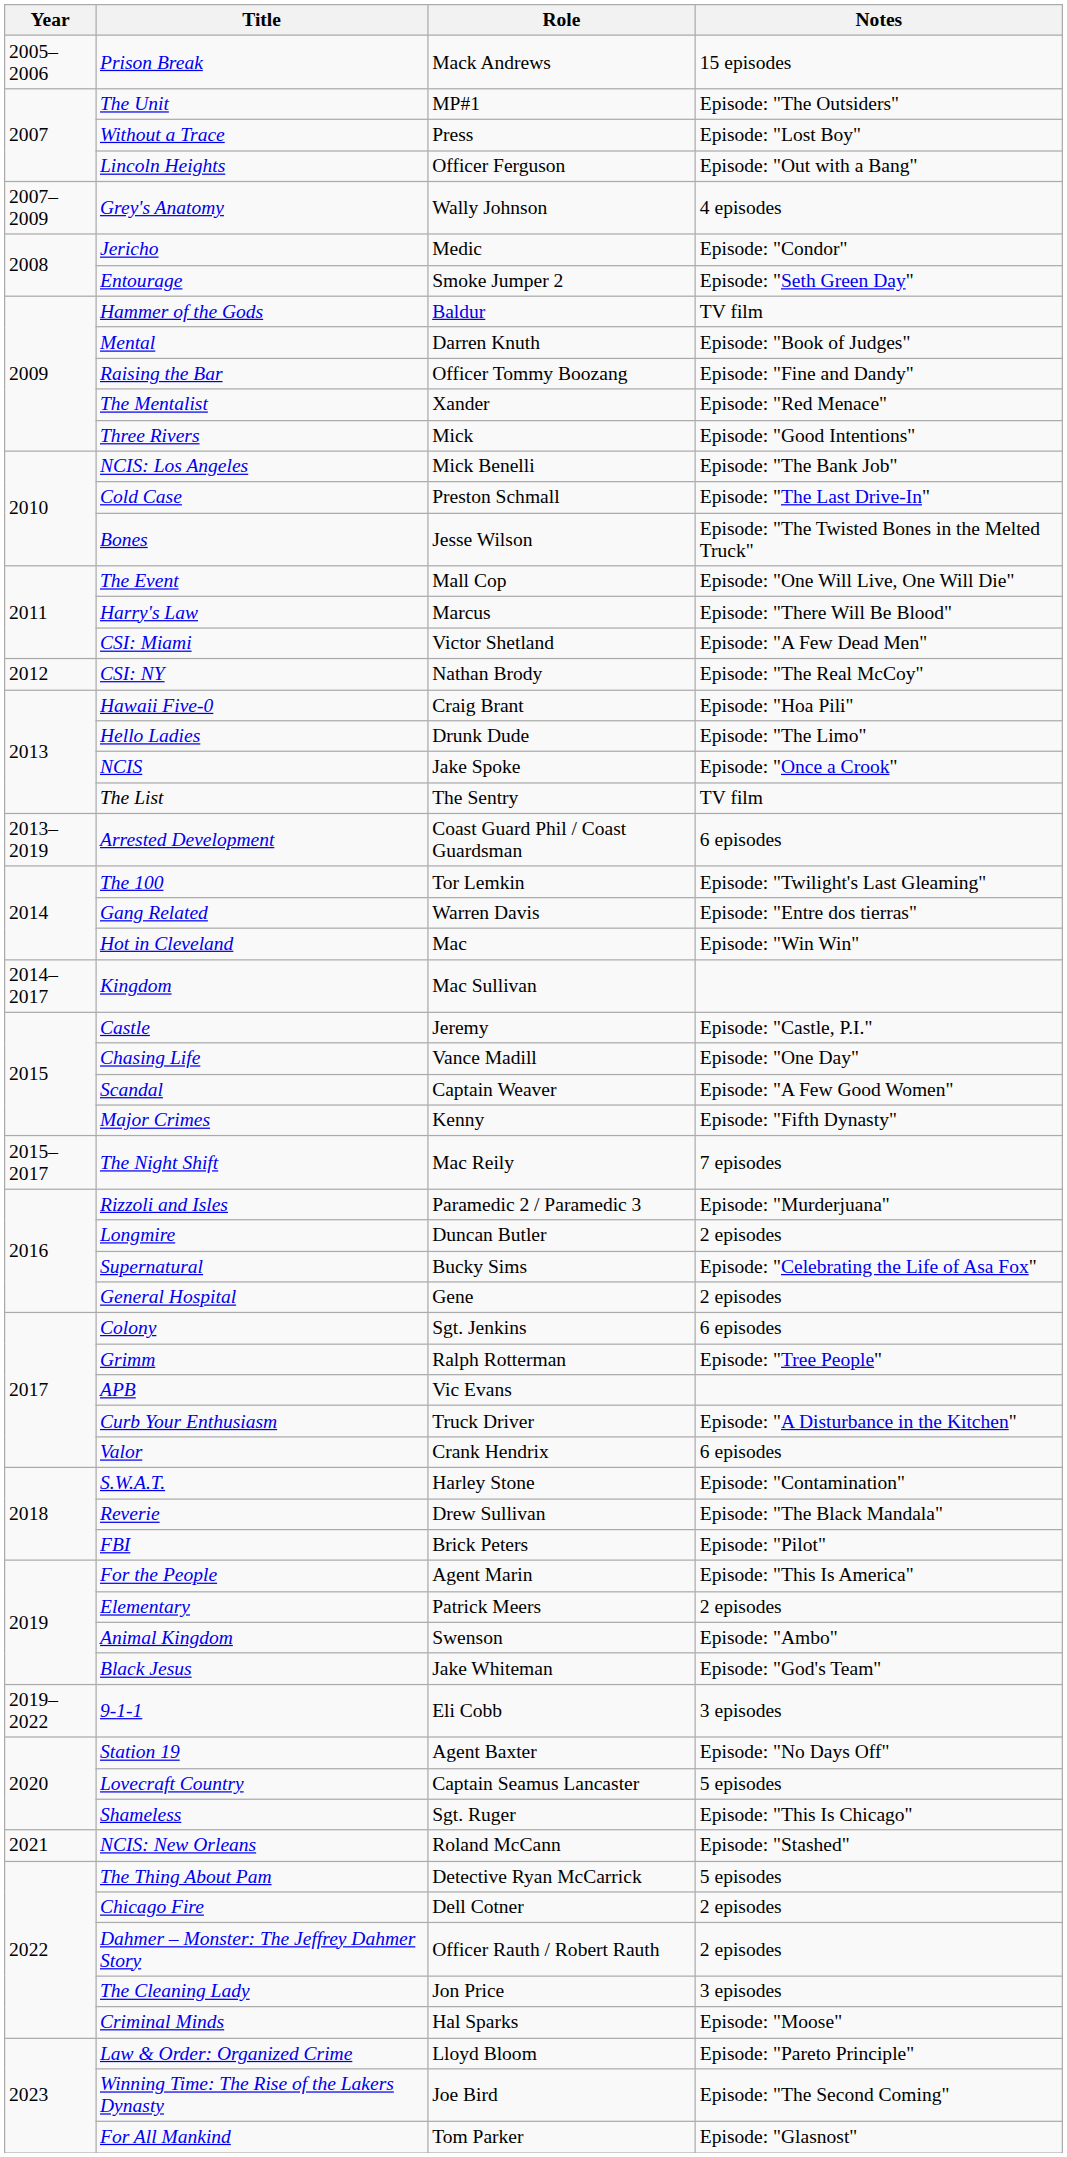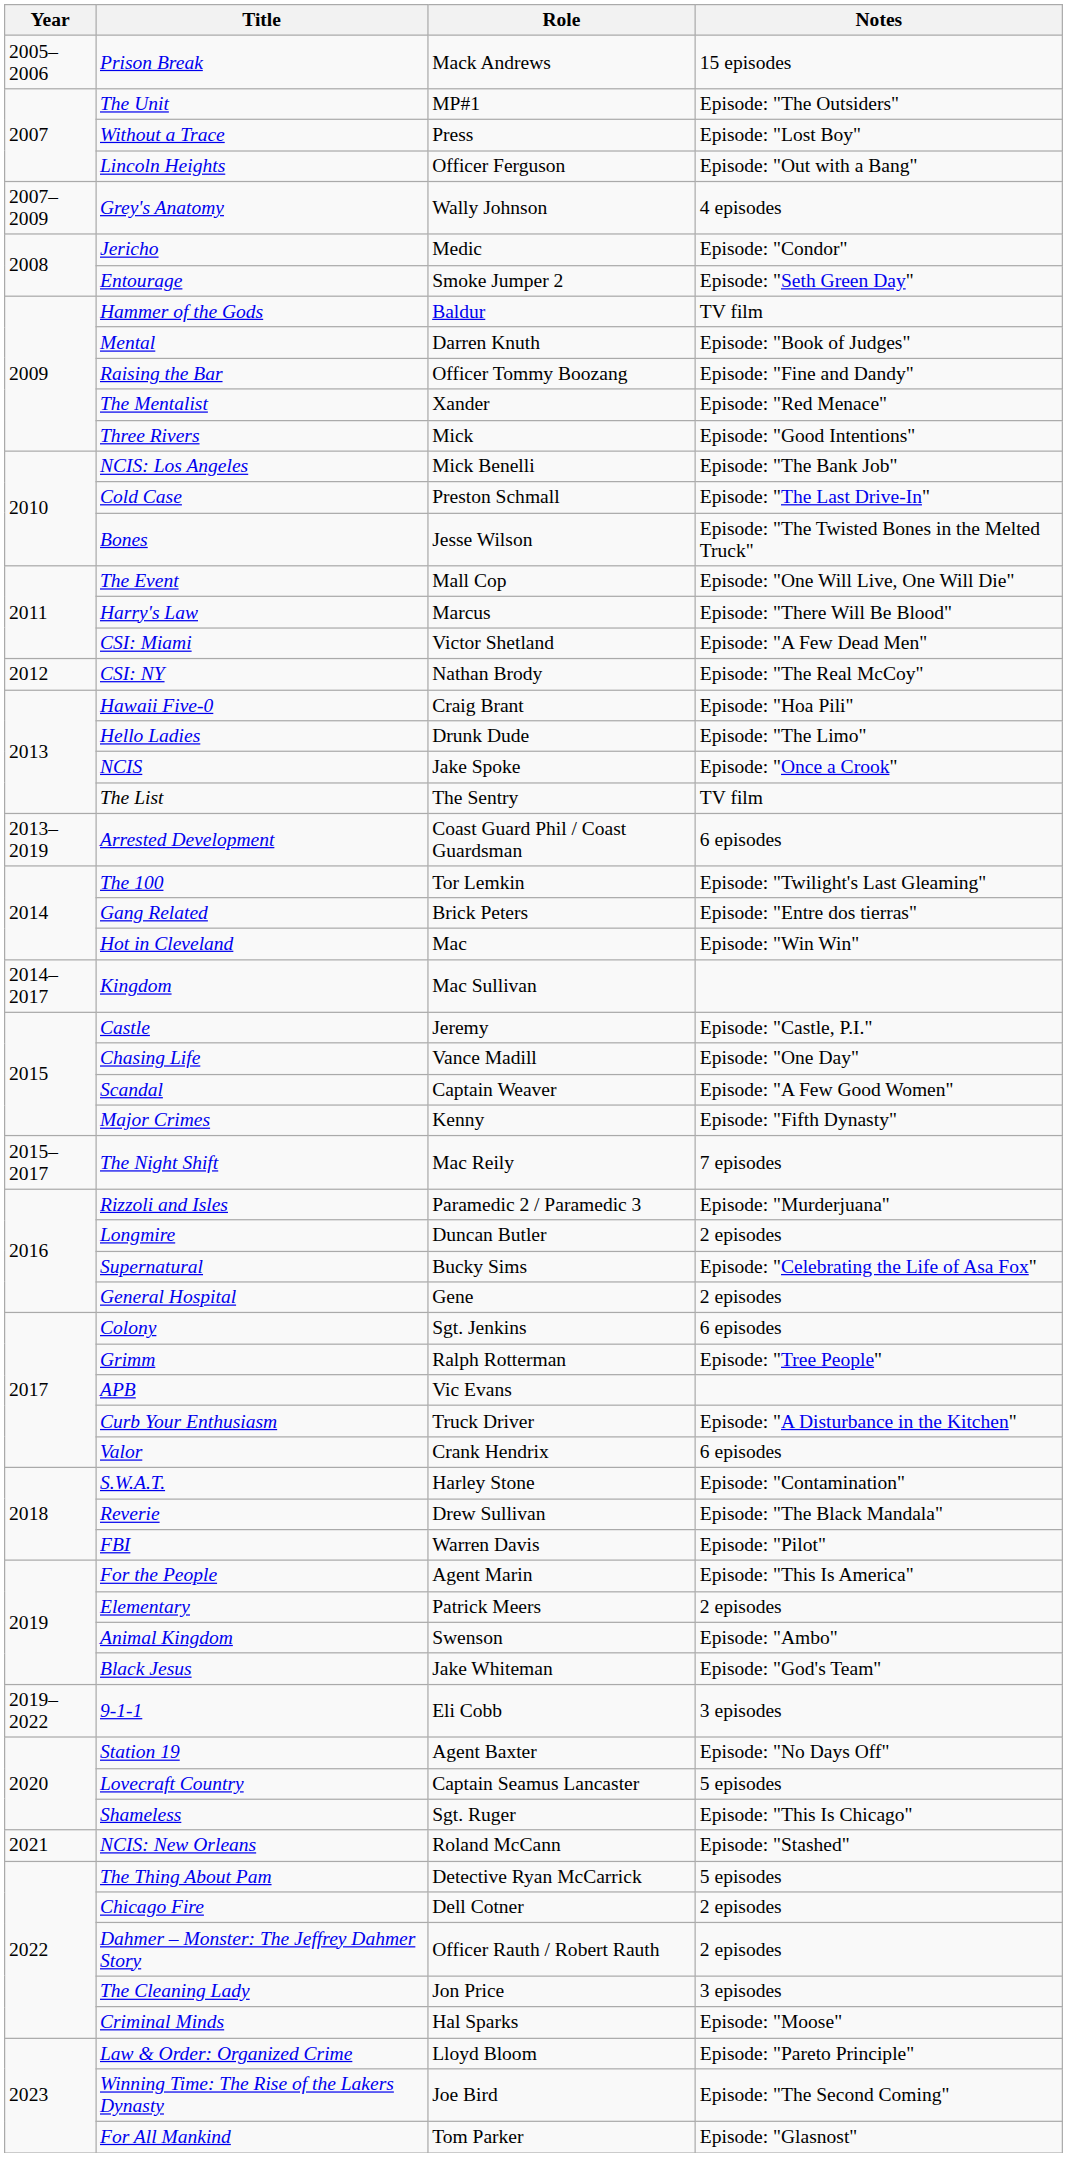(486, 912) Warren Davis -> (480, 912) Brick Peters
(480, 1544) Brick Peters -> (486, 1544) Warren Davis
